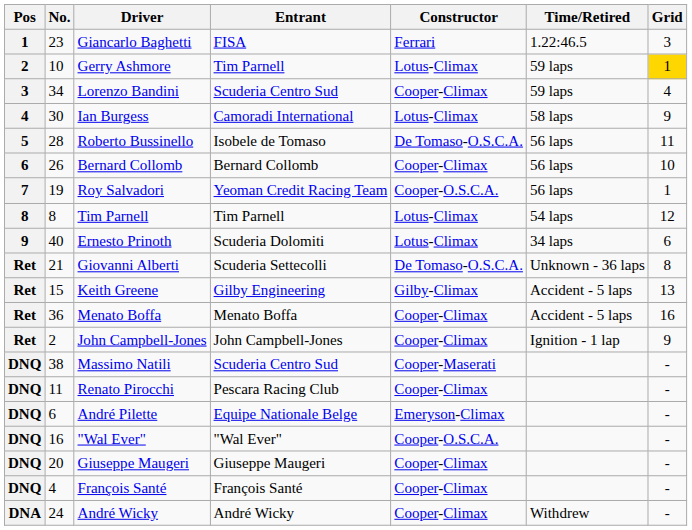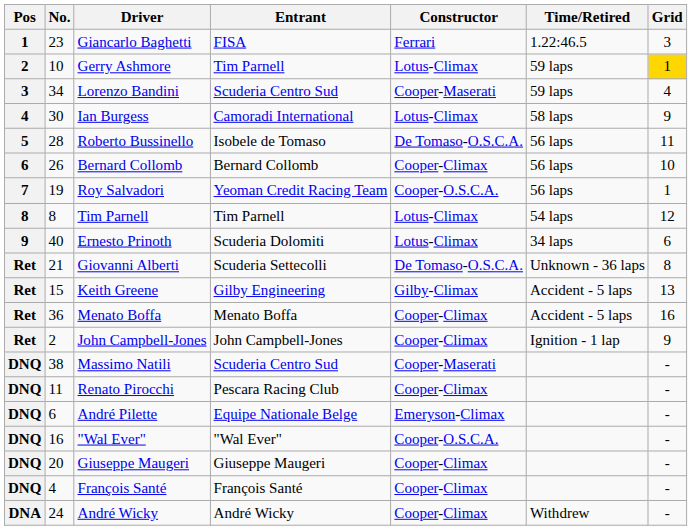(441, 91) Cooper-Climax -> (445, 91) Cooper-Maserati
